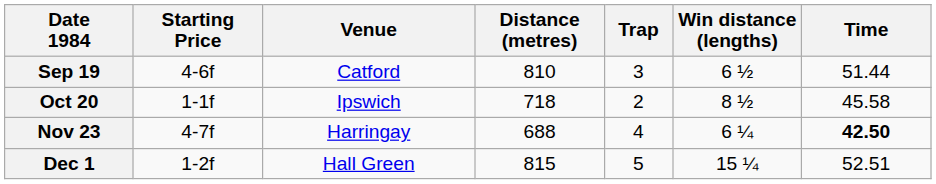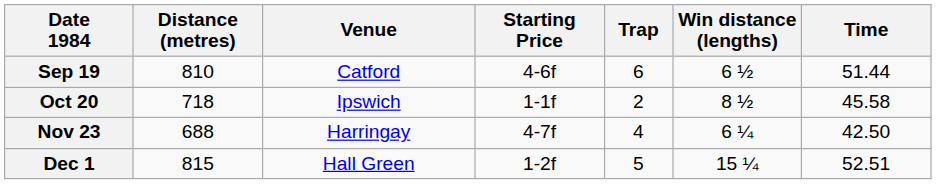columns swapped: (540, 30) <-> (198, 30)
(638, 71) 3 -> (638, 71) 6
(866, 132) bold -> (866, 132) normal
